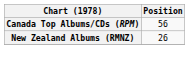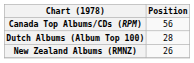+ row: (75, 38)
